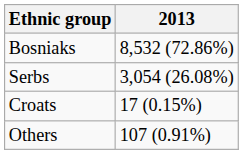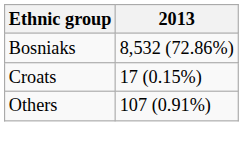- row: (29, 76)
